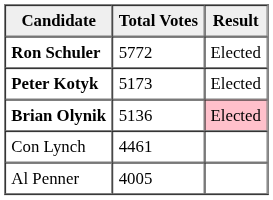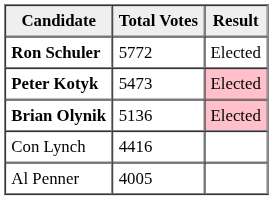(136, 83) 5173 -> (136, 83) 5473
(236, 83) no background -> (236, 83) pink background
(136, 146) 4461 -> (136, 146) 4416
